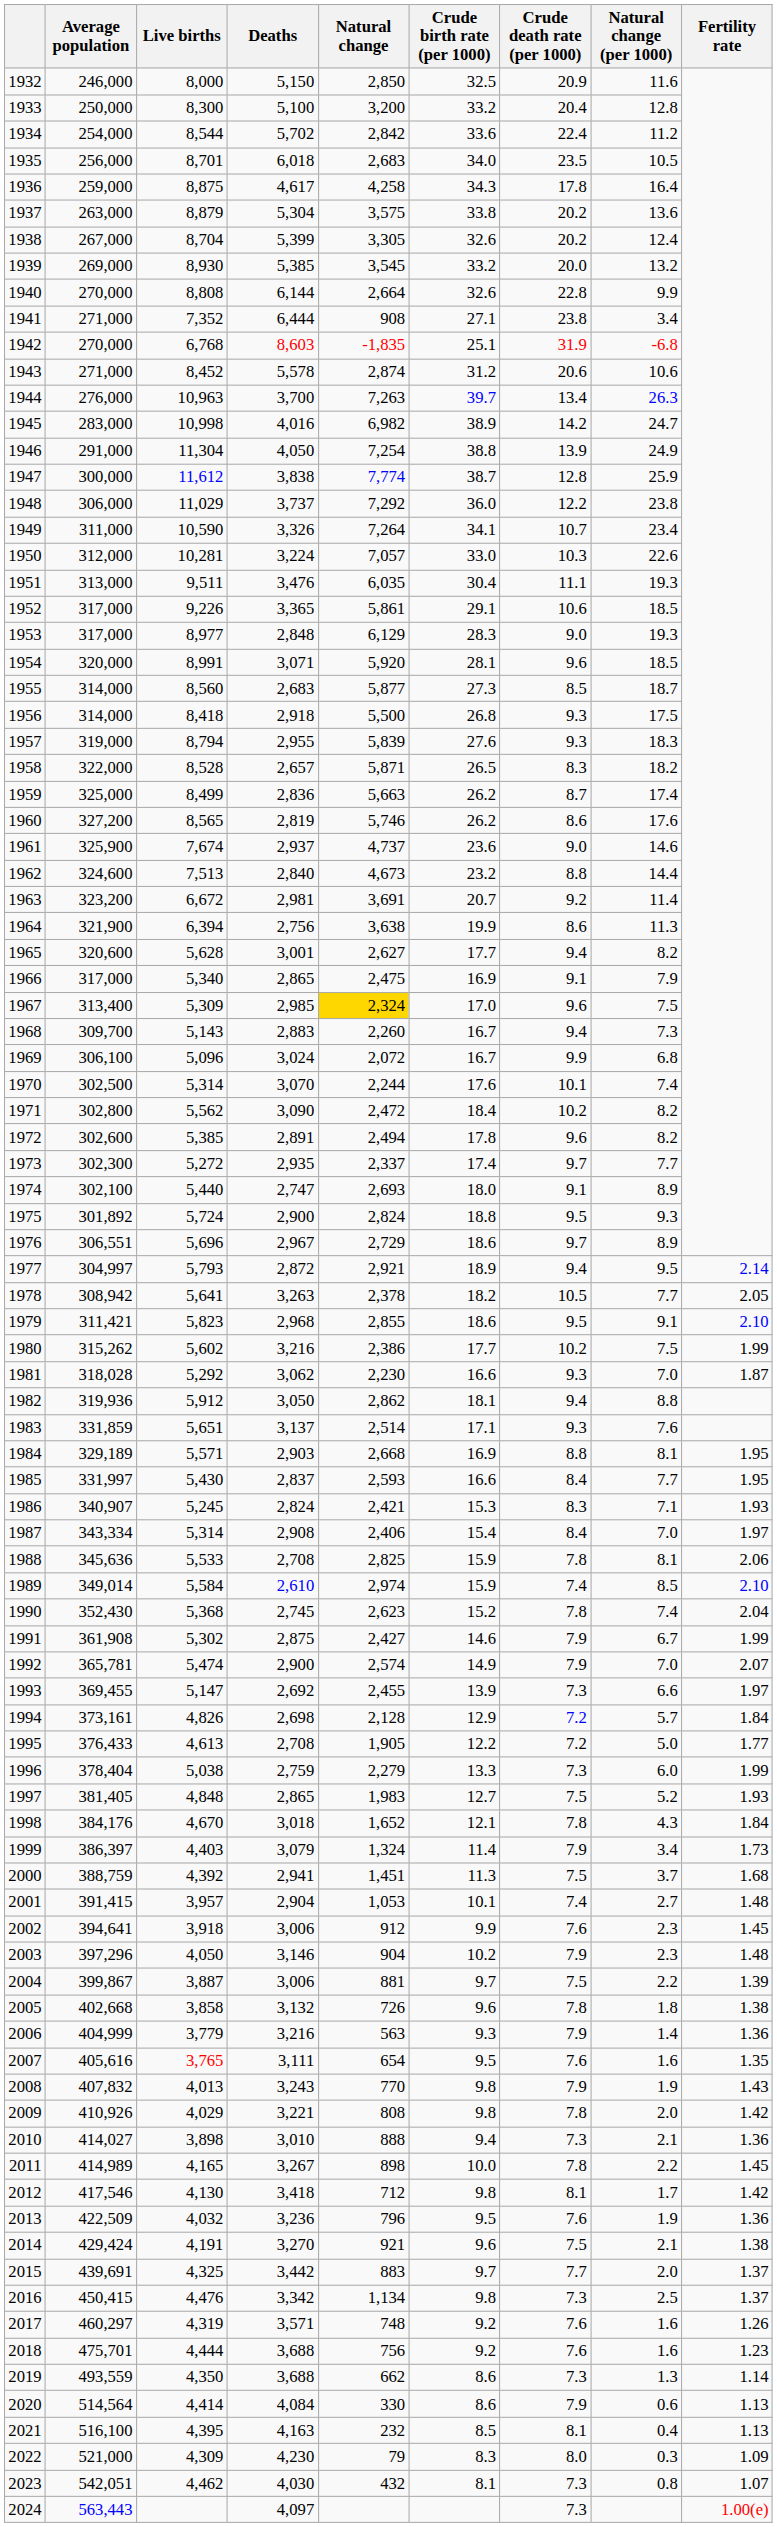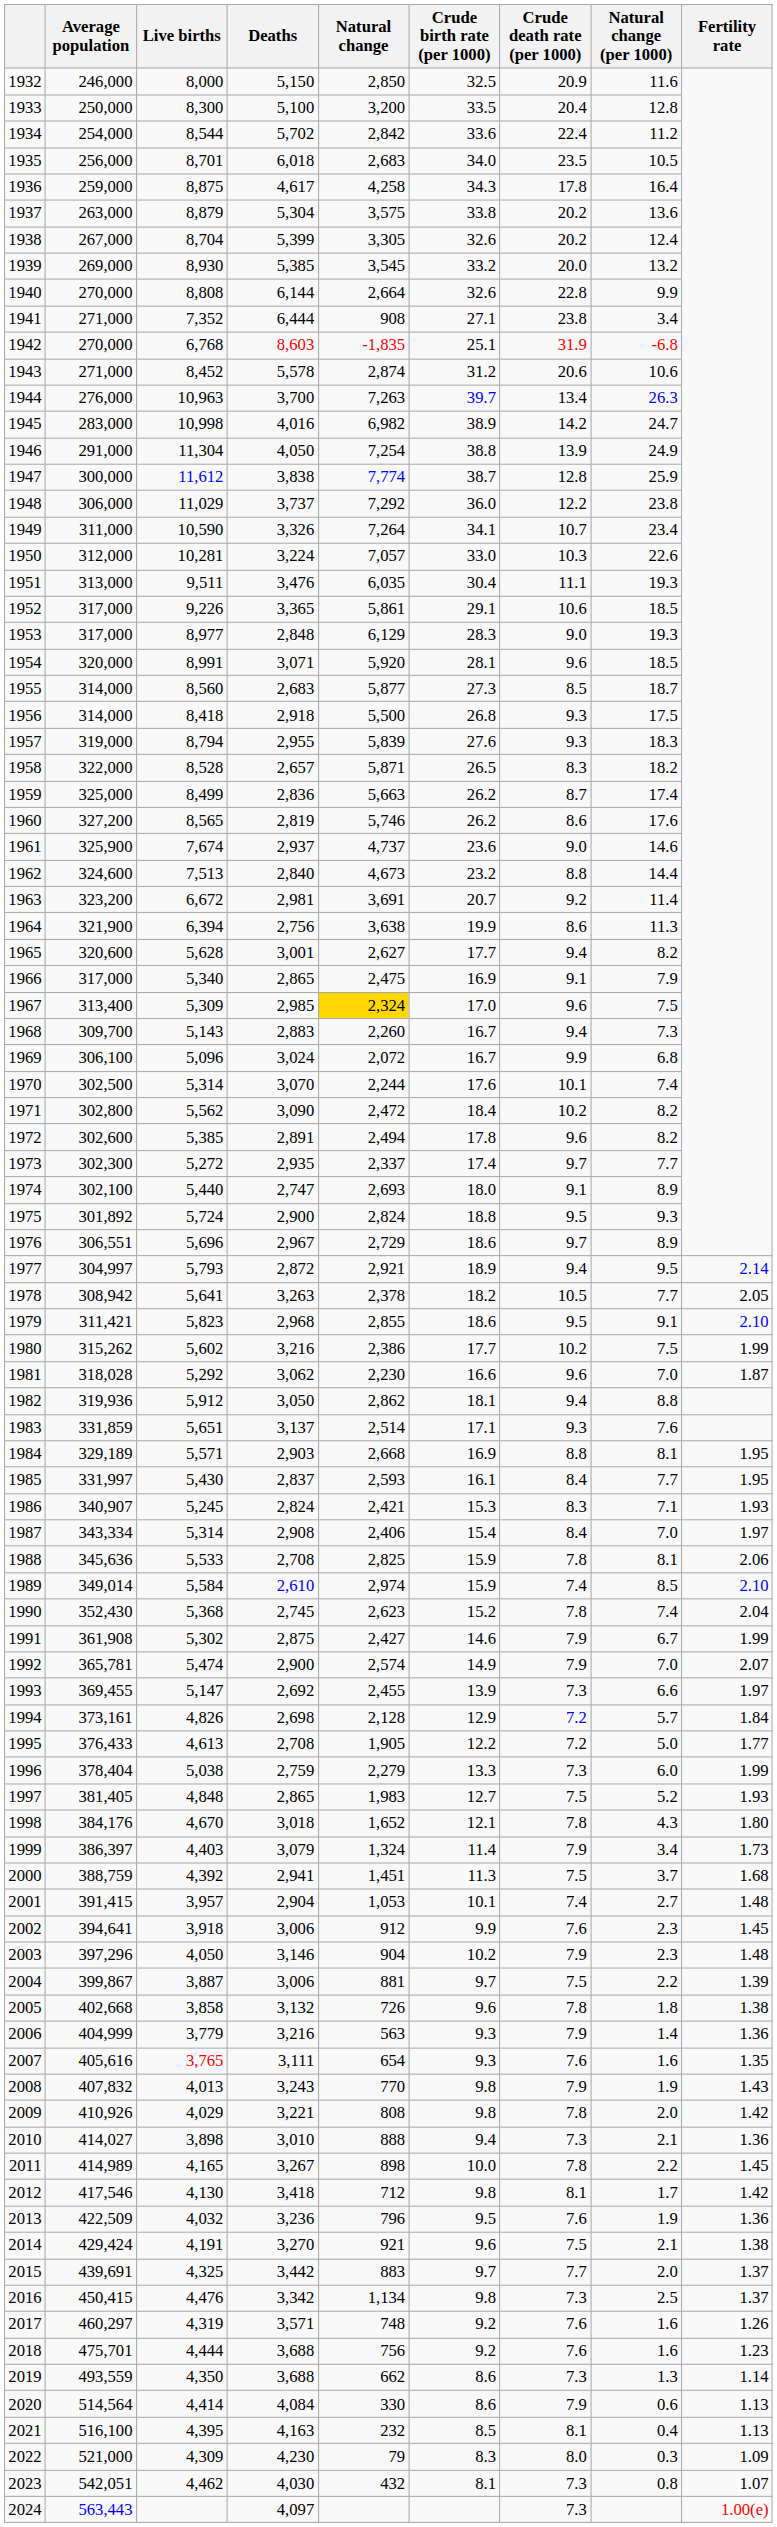(481, 107) 33.2 -> (481, 107) 33.5
(576, 1374) 9.3 -> (576, 1374) 9.6
(481, 1480) 16.6 -> (481, 1480) 16.1
(754, 1823) 1.84 -> (754, 1823) 1.80
(486, 2060) 9.5 -> (486, 2060) 9.3
